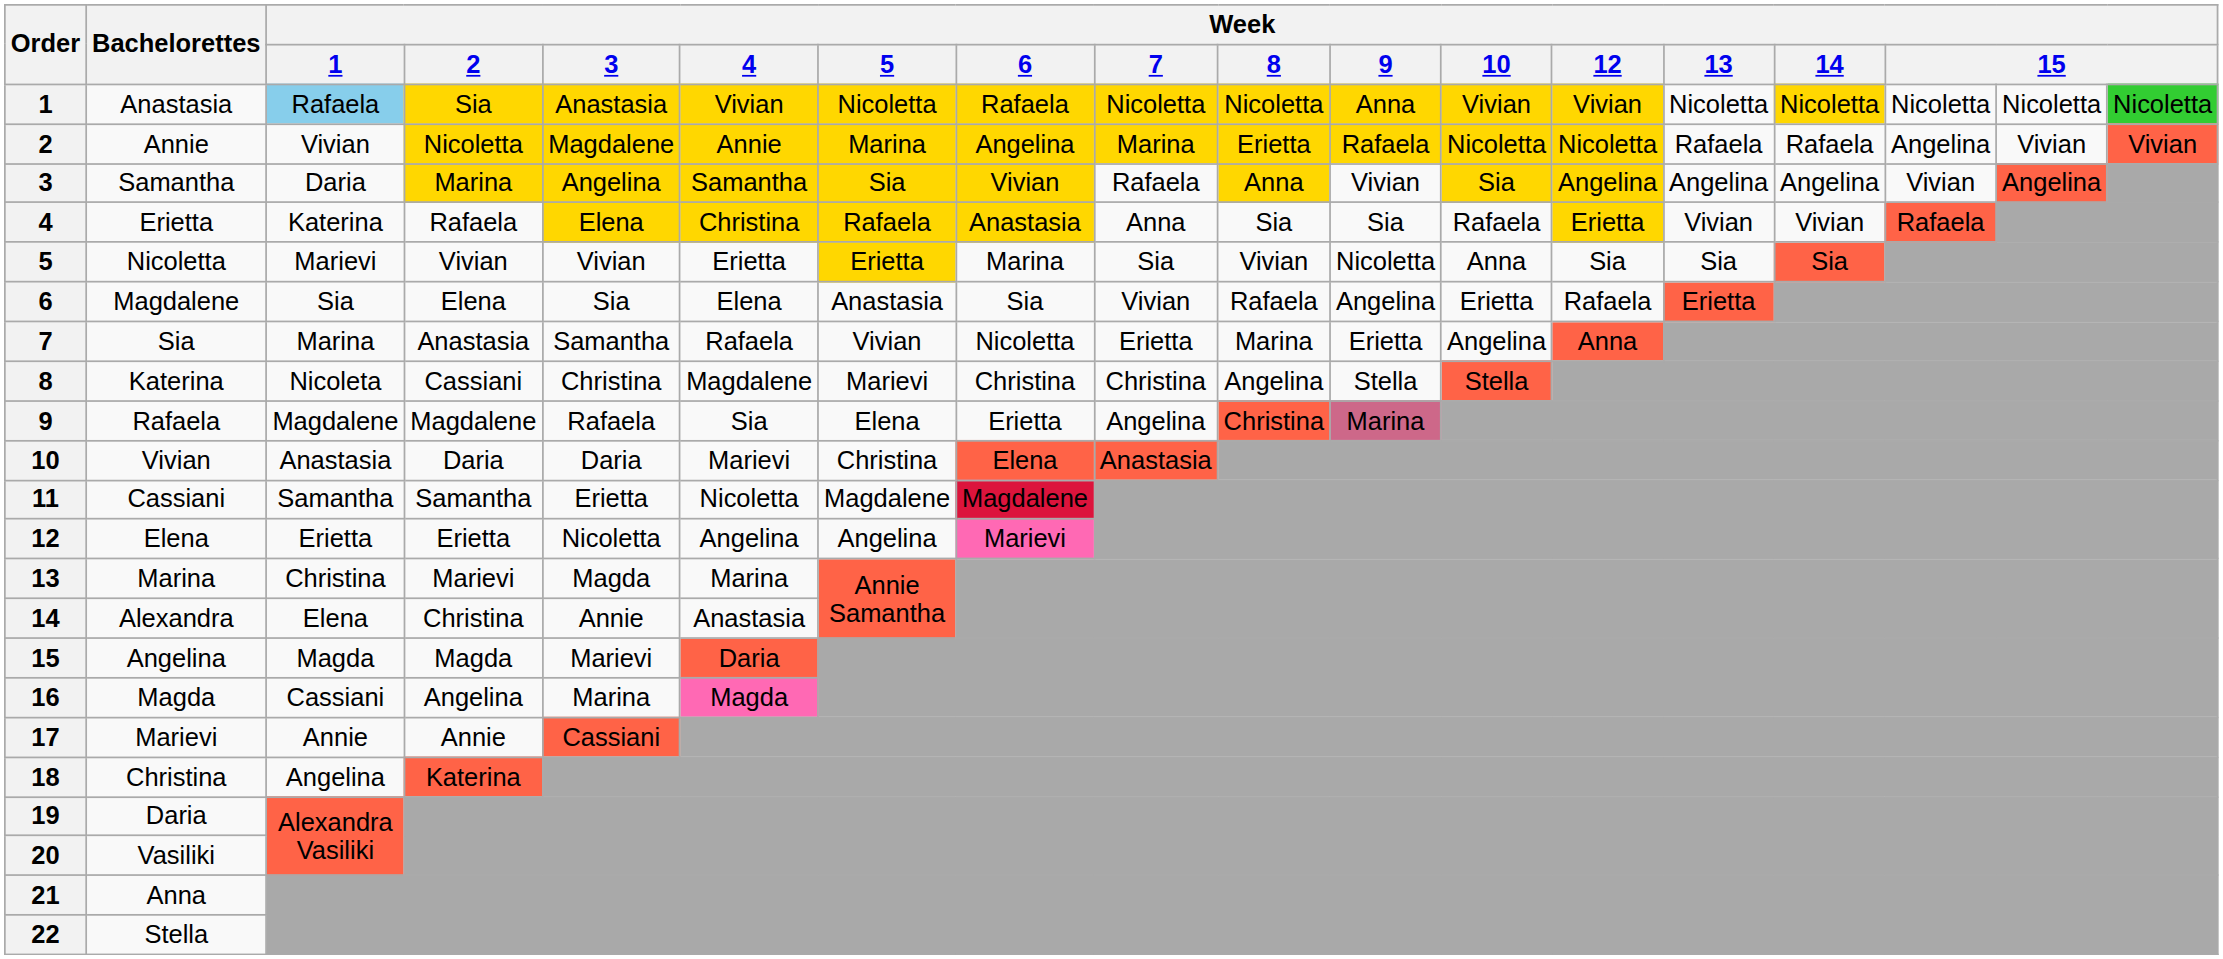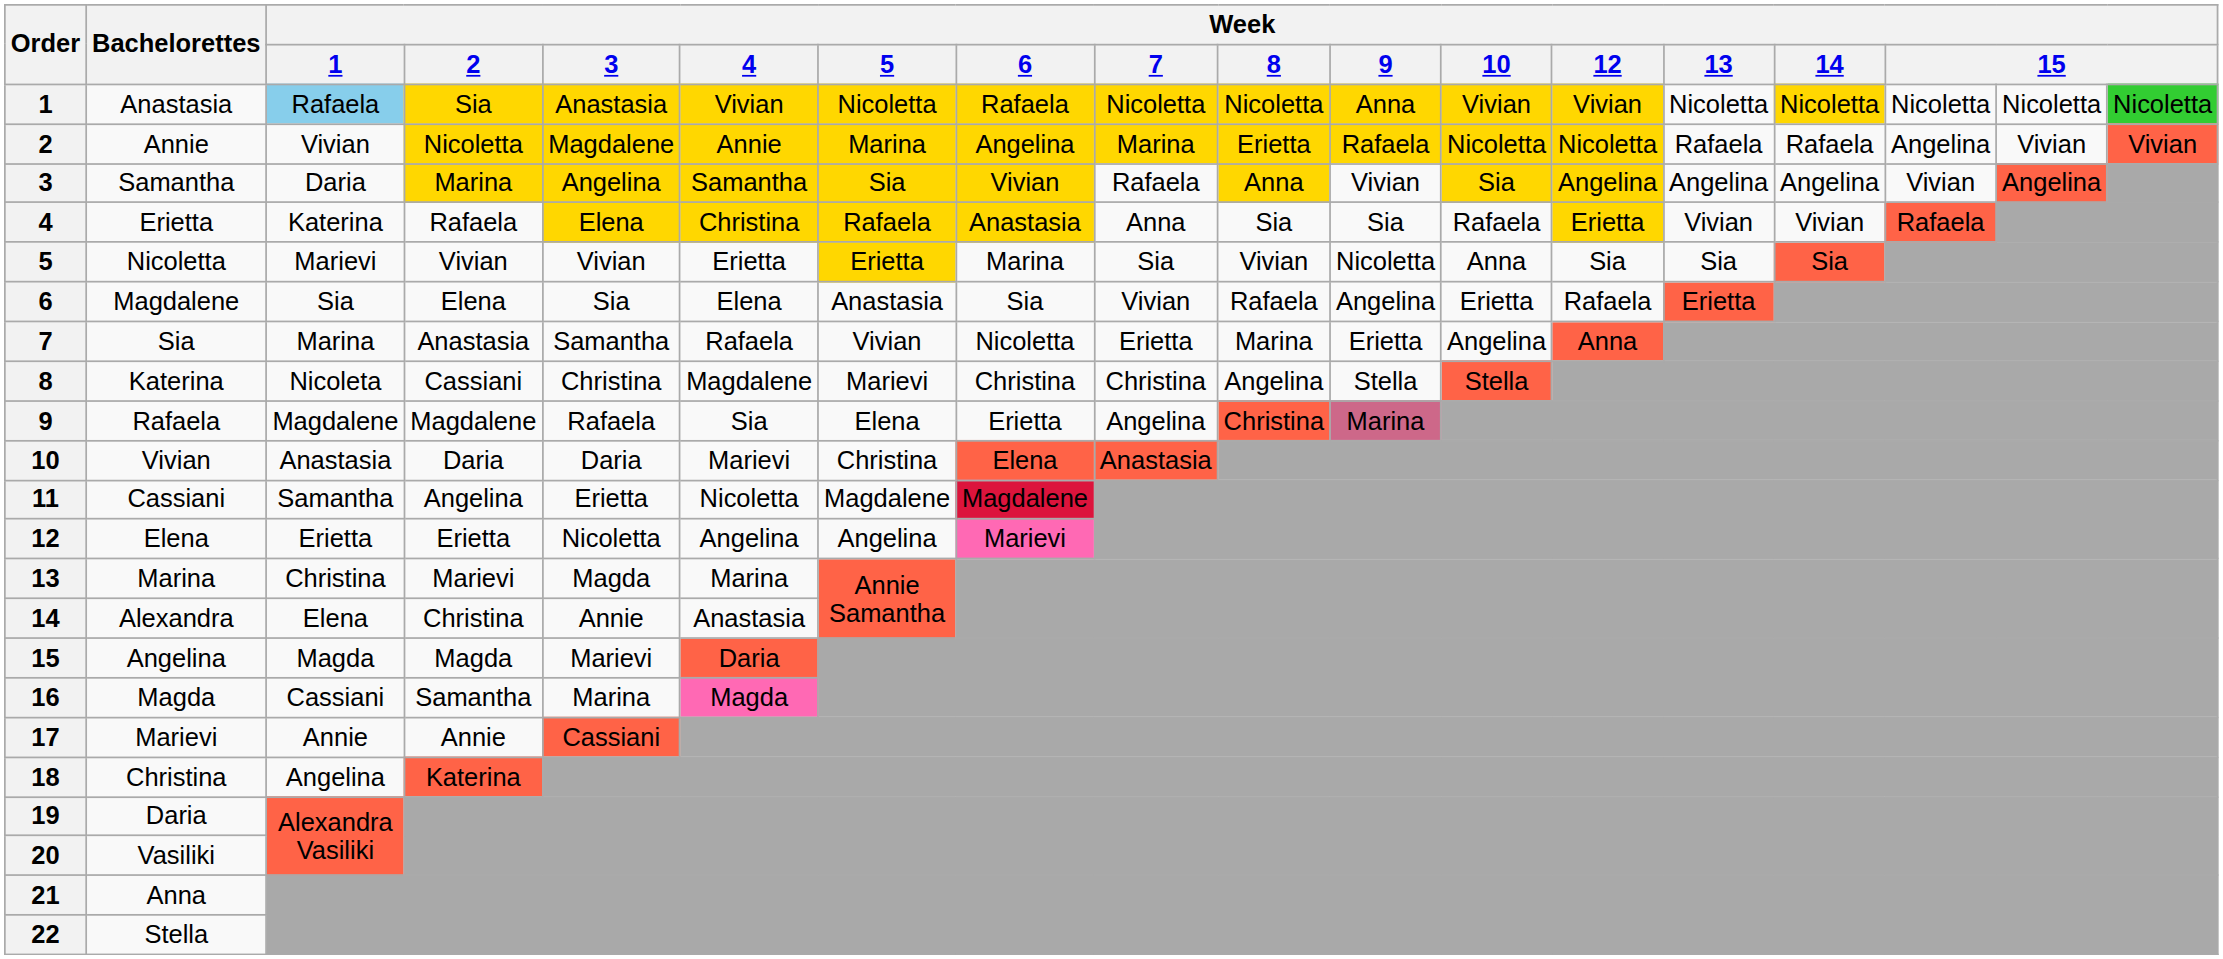(473, 499) Samantha -> (473, 499) Angelina
(473, 697) Angelina -> (473, 697) Samantha
